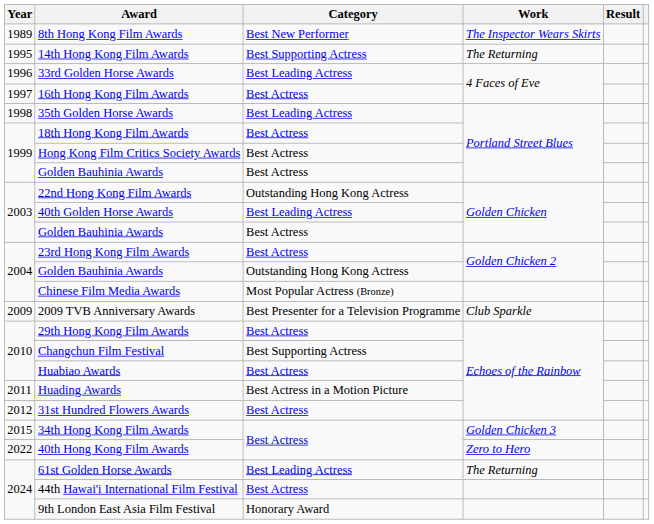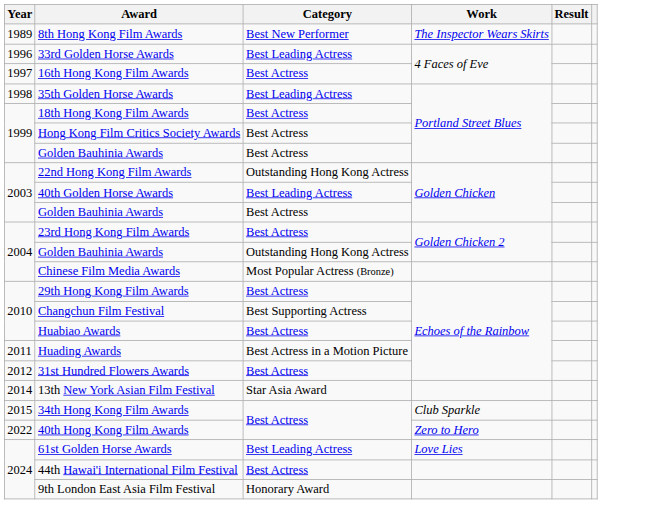- row: (20, 53)
- row: (20, 311)
+ row: (20, 390)
(511, 430) Golden Chicken 3 -> (447, 410) Club Sparkle
(502, 469) The Returning -> (439, 449) Love Lies
